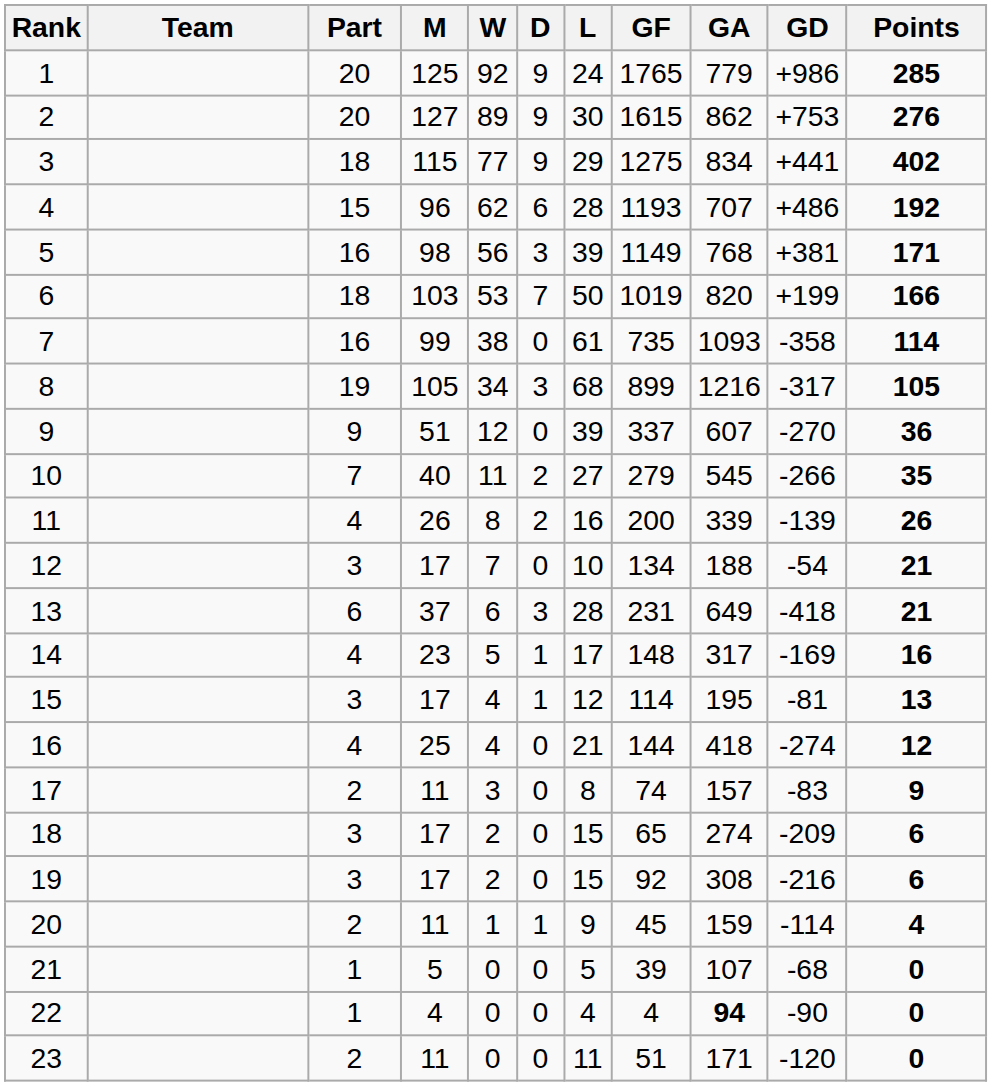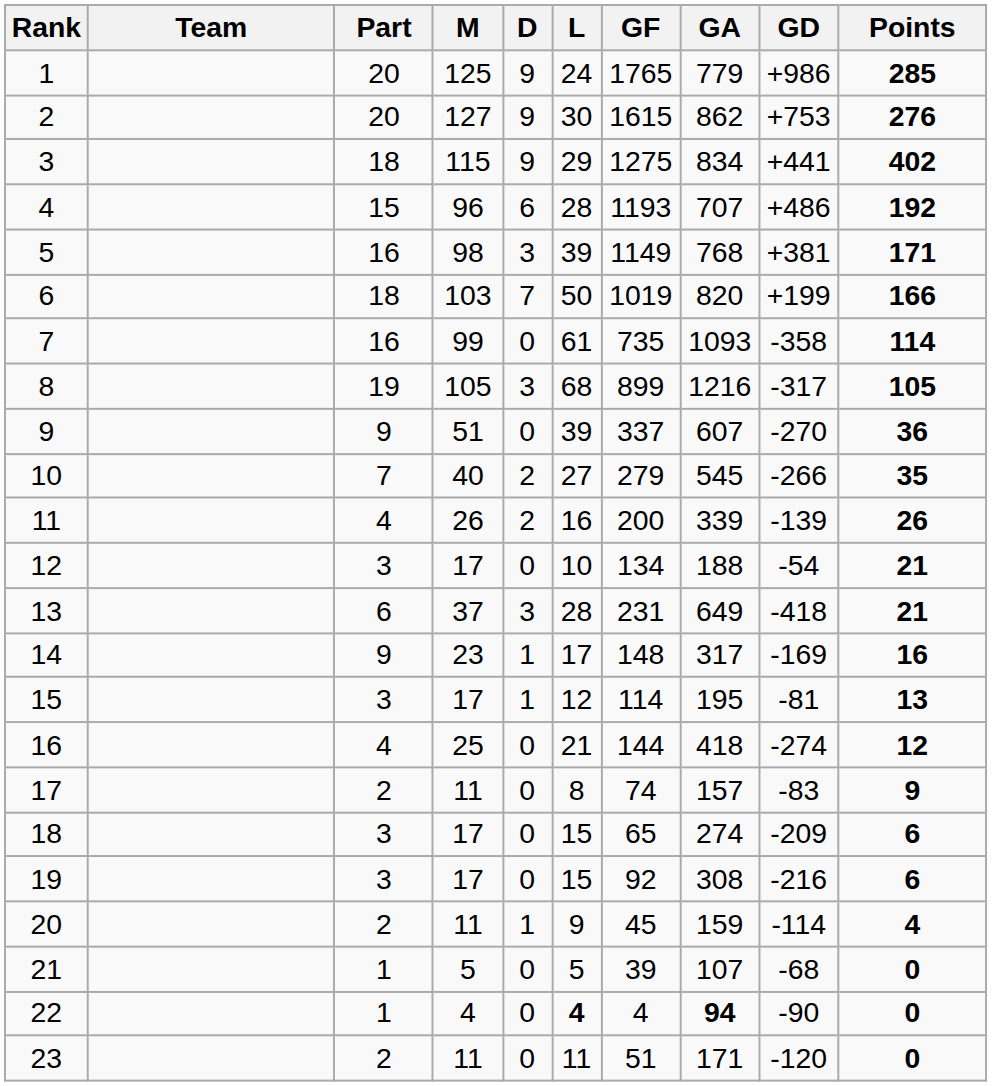- column: (493, 28)
(354, 655) 4 -> (384, 655) 9
(588, 1014) normal -> (577, 1014) bold
